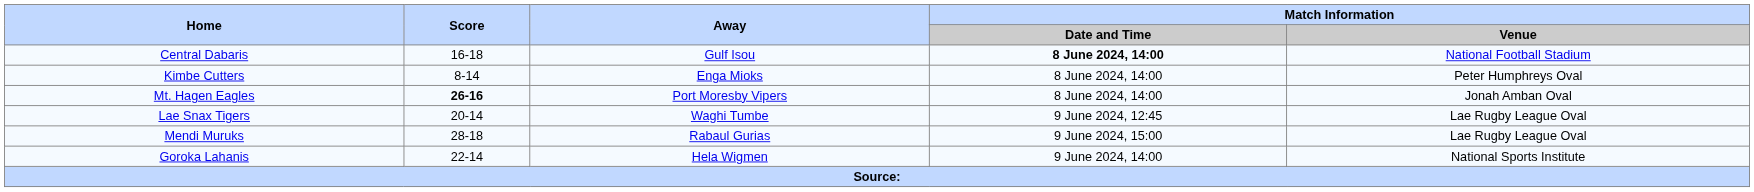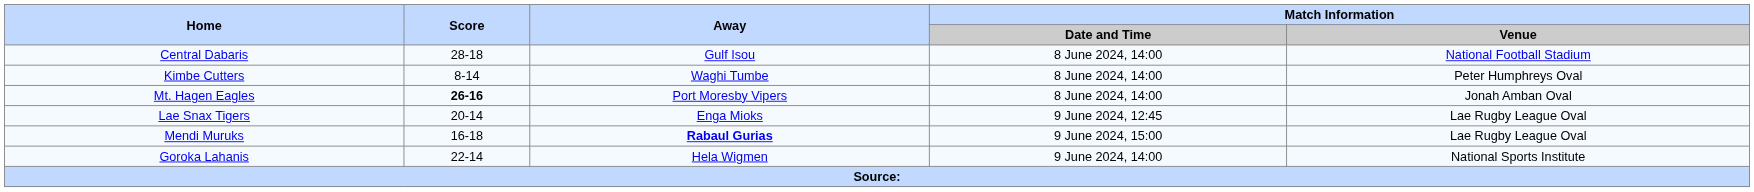(467, 55) 16-18 -> (467, 55) 28-18
(1108, 55) bold -> (1108, 55) normal
(730, 75) Enga Mioks -> (730, 75) Waghi Tumbe
(730, 116) Waghi Tumbe -> (730, 116) Enga Mioks
(467, 136) 28-18 -> (467, 136) 16-18
(730, 136) normal -> (730, 136) bold
